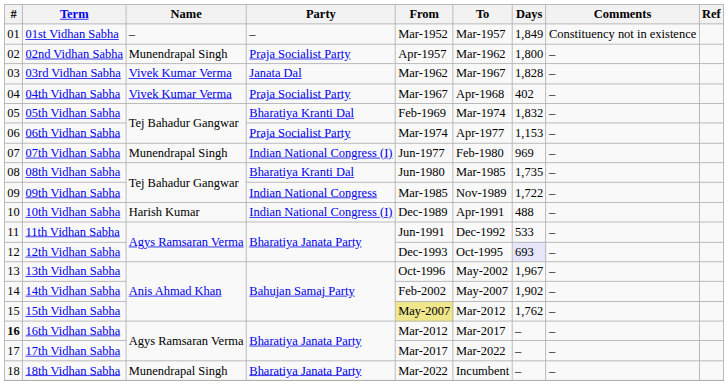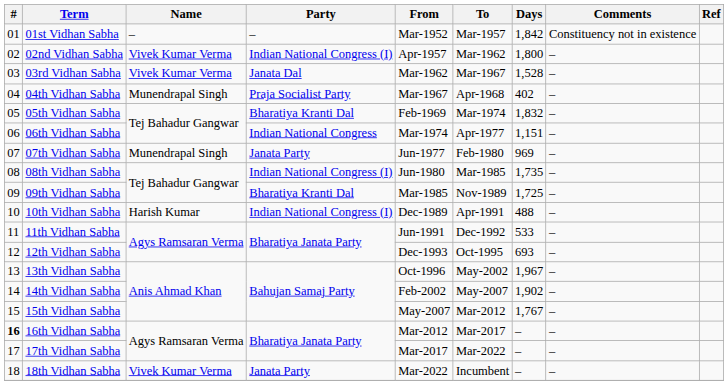(529, 34) 1,849 -> (529, 34) 1,842
(178, 53) Munendrapal Singh -> (180, 53) Vivek Kumar Verma
(300, 53) Praja Socialist Party -> (321, 53) Indian National Congress (I)
(529, 73) 1,828 -> (529, 73) 1,528
(180, 93) Vivek Kumar Verma -> (178, 93) Munendrapal Singh
(300, 133) Praja Socialist Party -> (313, 133) Indian National Congress
(529, 133) 1,153 -> (529, 133) 1,151
(321, 152) Indian National Congress (I) -> (280, 152) Janata Party
(302, 172) Bharatiya Kranti Dal -> (321, 172) Indian National Congress (I)
(313, 192) Indian National Congress -> (302, 192) Bharatiya Kranti Dal
(529, 192) 1,722 -> (529, 192) 1,725
(524, 251) lavender background -> (524, 251) no background
(424, 311) khaki background -> (424, 311) no background
(529, 311) 1,762 -> (529, 311) 1,767
(178, 370) Munendrapal Singh -> (180, 370) Vivek Kumar Verma
(305, 370) Bharatiya Janata Party -> (280, 370) Janata Party
